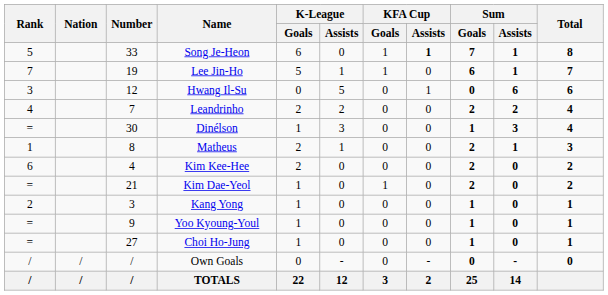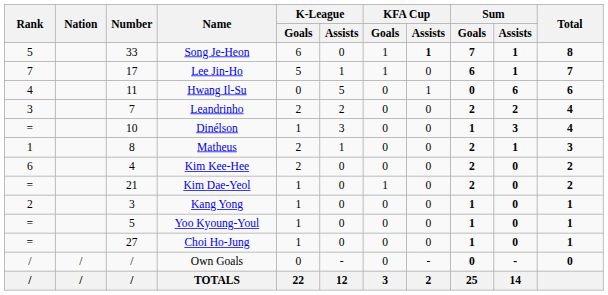(132, 71) 19 -> (132, 71) 17
(30, 90) 3 -> (30, 90) 4
(132, 90) 12 -> (132, 90) 11
(30, 109) 4 -> (30, 109) 3
(132, 128) 30 -> (132, 128) 10
(132, 223) 9 -> (132, 223) 5
